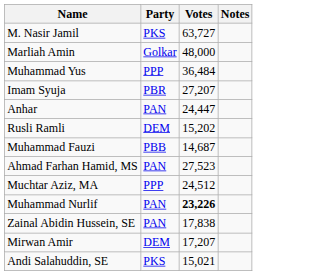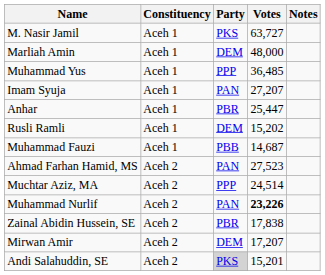+ column: (177, 14)
(160, 52) Golkar -> (230, 52) DEM
(199, 71) 36,484 -> (267, 71) 36,485
(155, 90) PBR -> (228, 90) PAN
(155, 109) PAN -> (228, 109) PBR
(199, 109) 24,447 -> (267, 109) 25,447
(199, 185) 24,512 -> (267, 185) 24,514
(155, 223) PAN -> (228, 223) PBR
(154, 261) no background -> (227, 261) lightgrey background
(199, 261) 15,021 -> (267, 261) 15,201
